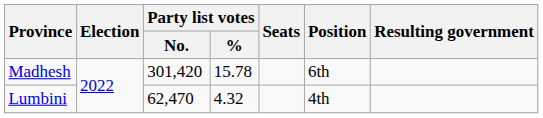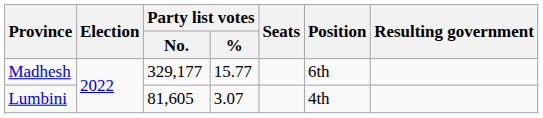(175, 71) 301,420 -> (175, 71) 329,177
(233, 71) 15.78 -> (233, 71) 15.77
(171, 98) 62,470 -> (171, 98) 81,605
(229, 98) 4.32 -> (229, 98) 3.07
